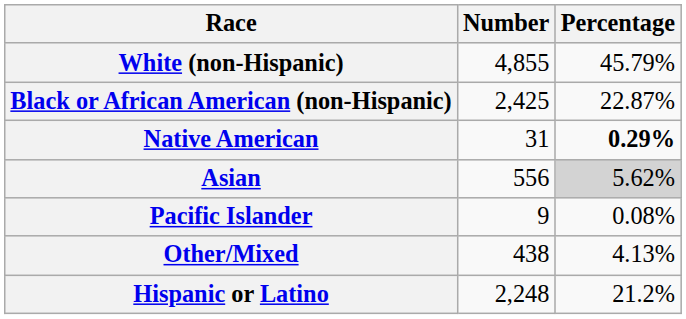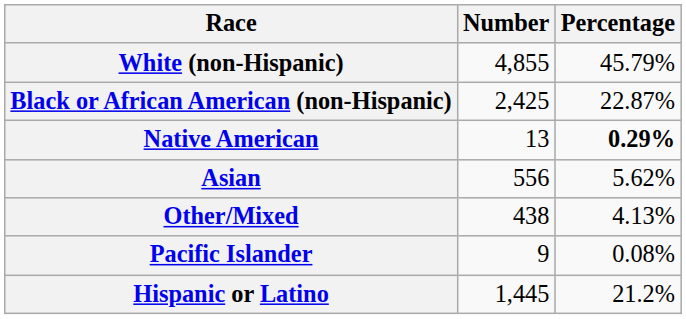(537, 139) 31 -> (537, 139) 13
(644, 178) lightgrey background -> (644, 178) no background
rows swapped: (231, 216) <-> (231, 255)
(522, 293) 2,248 -> (522, 293) 1,445
